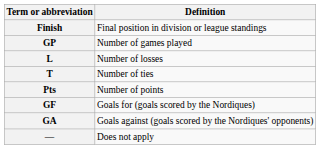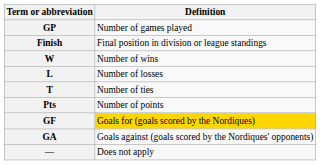rows swapped: (50, 27) <-> (50, 43)
+ row: (50, 59)
(176, 105) no background -> (176, 121) gold background
